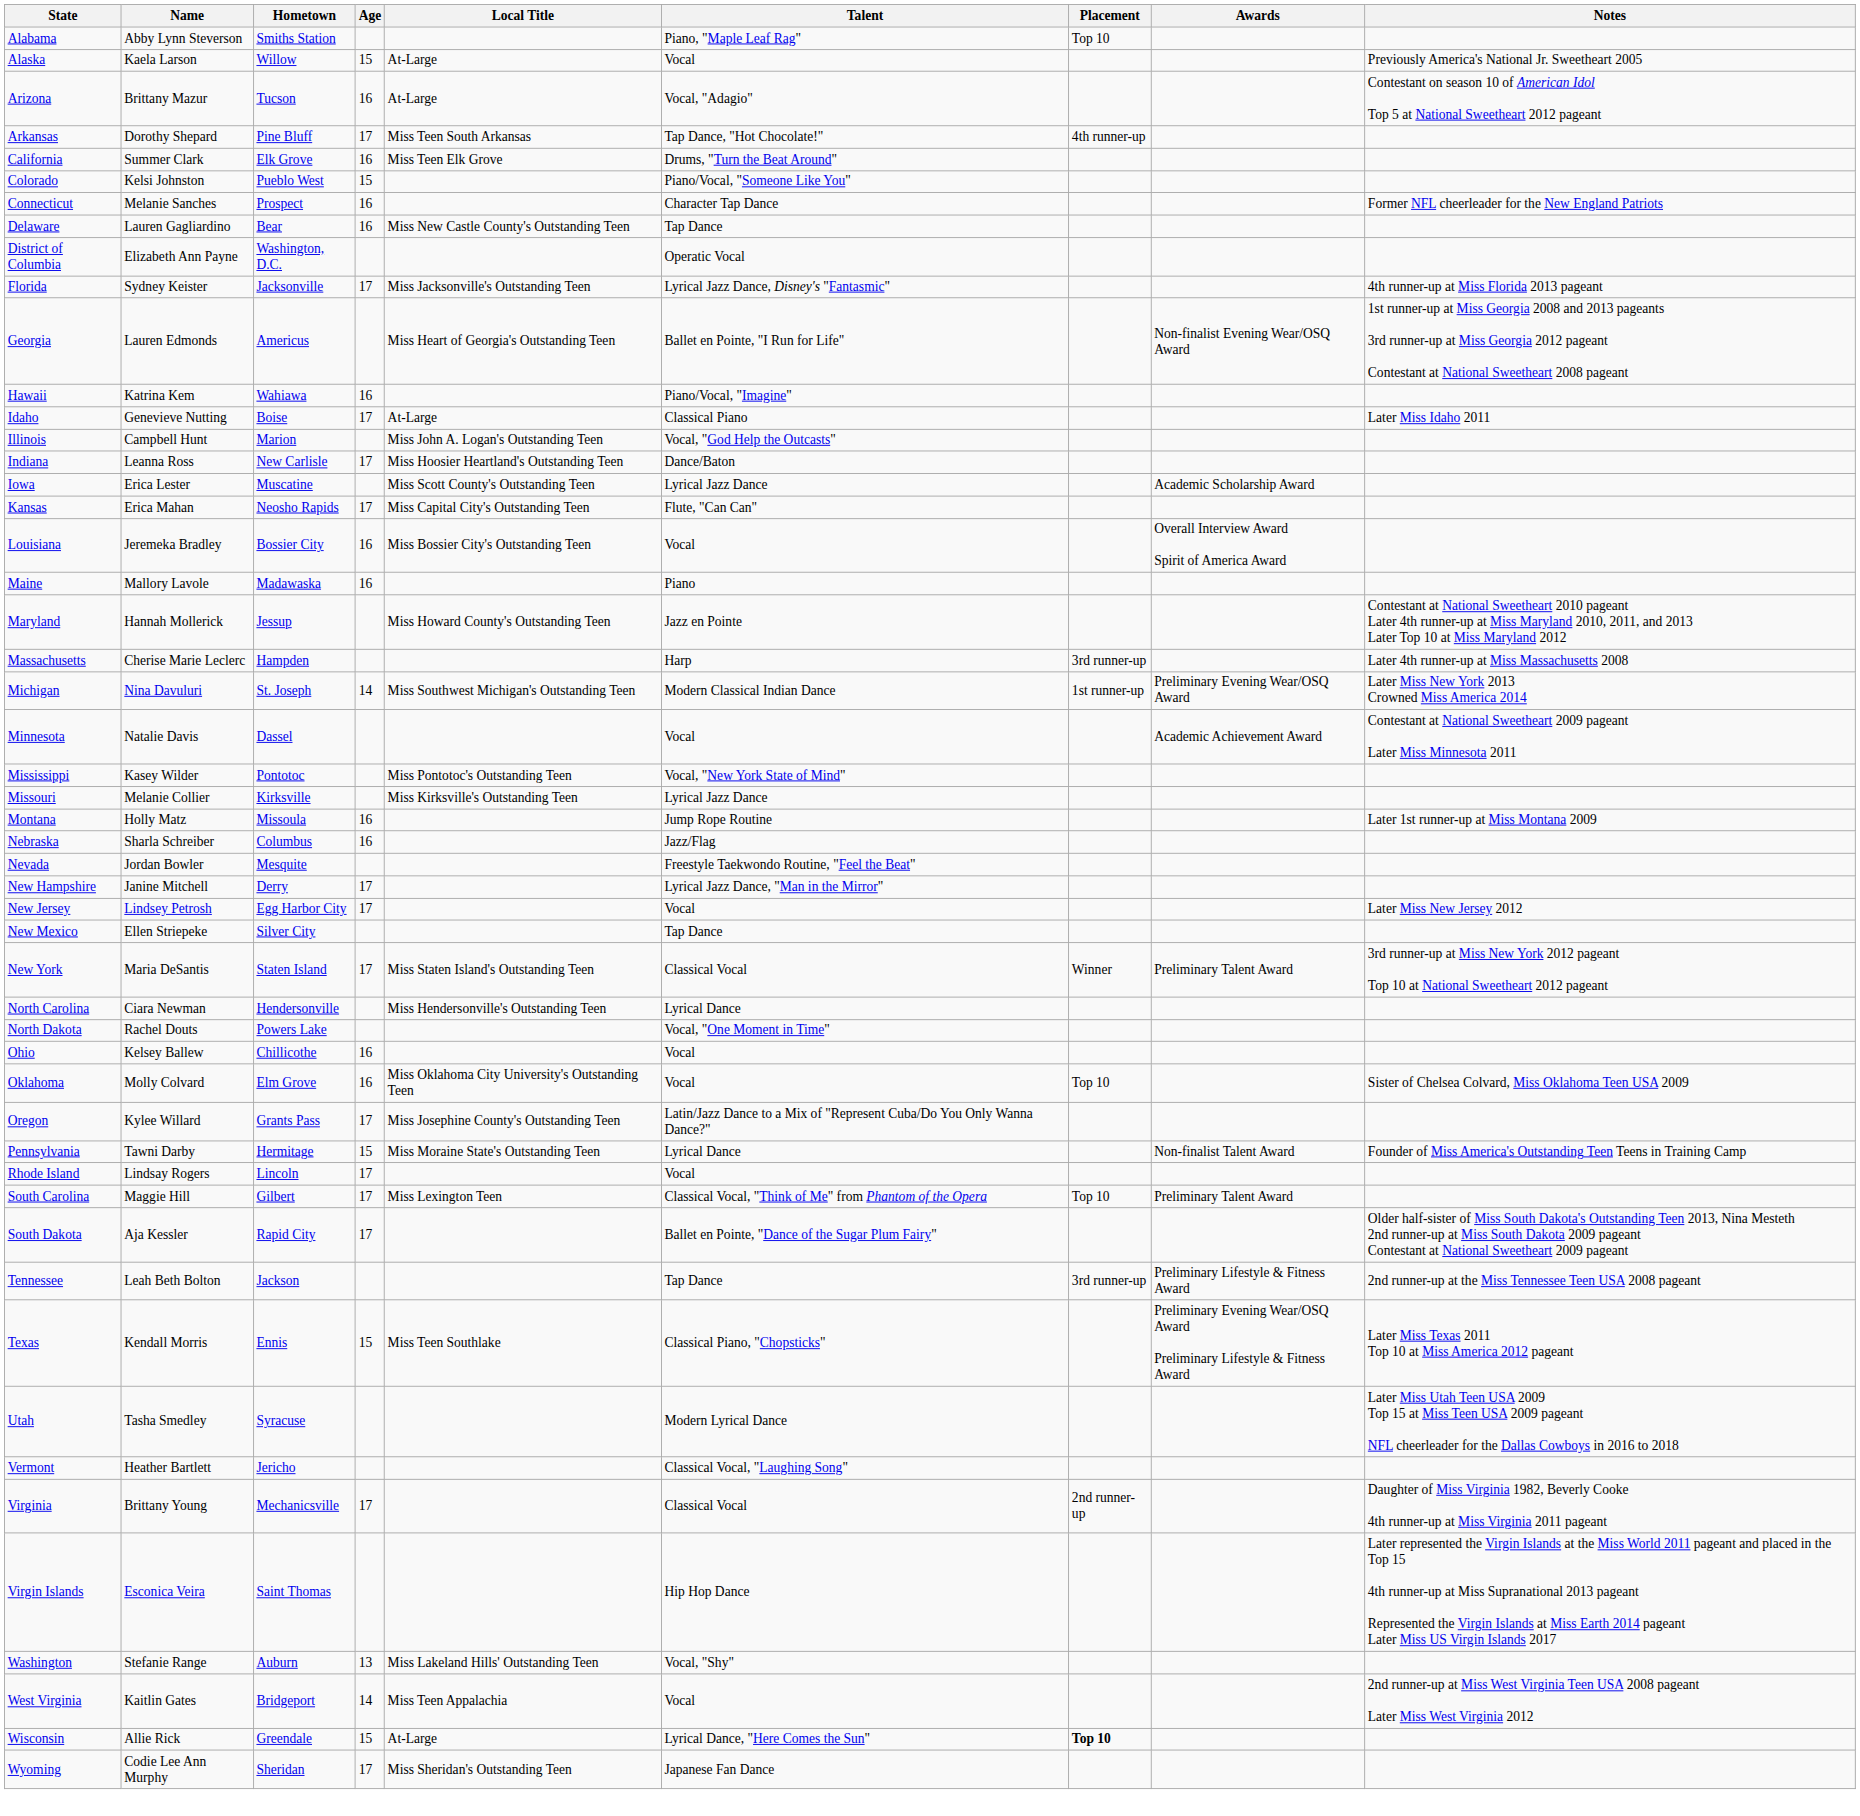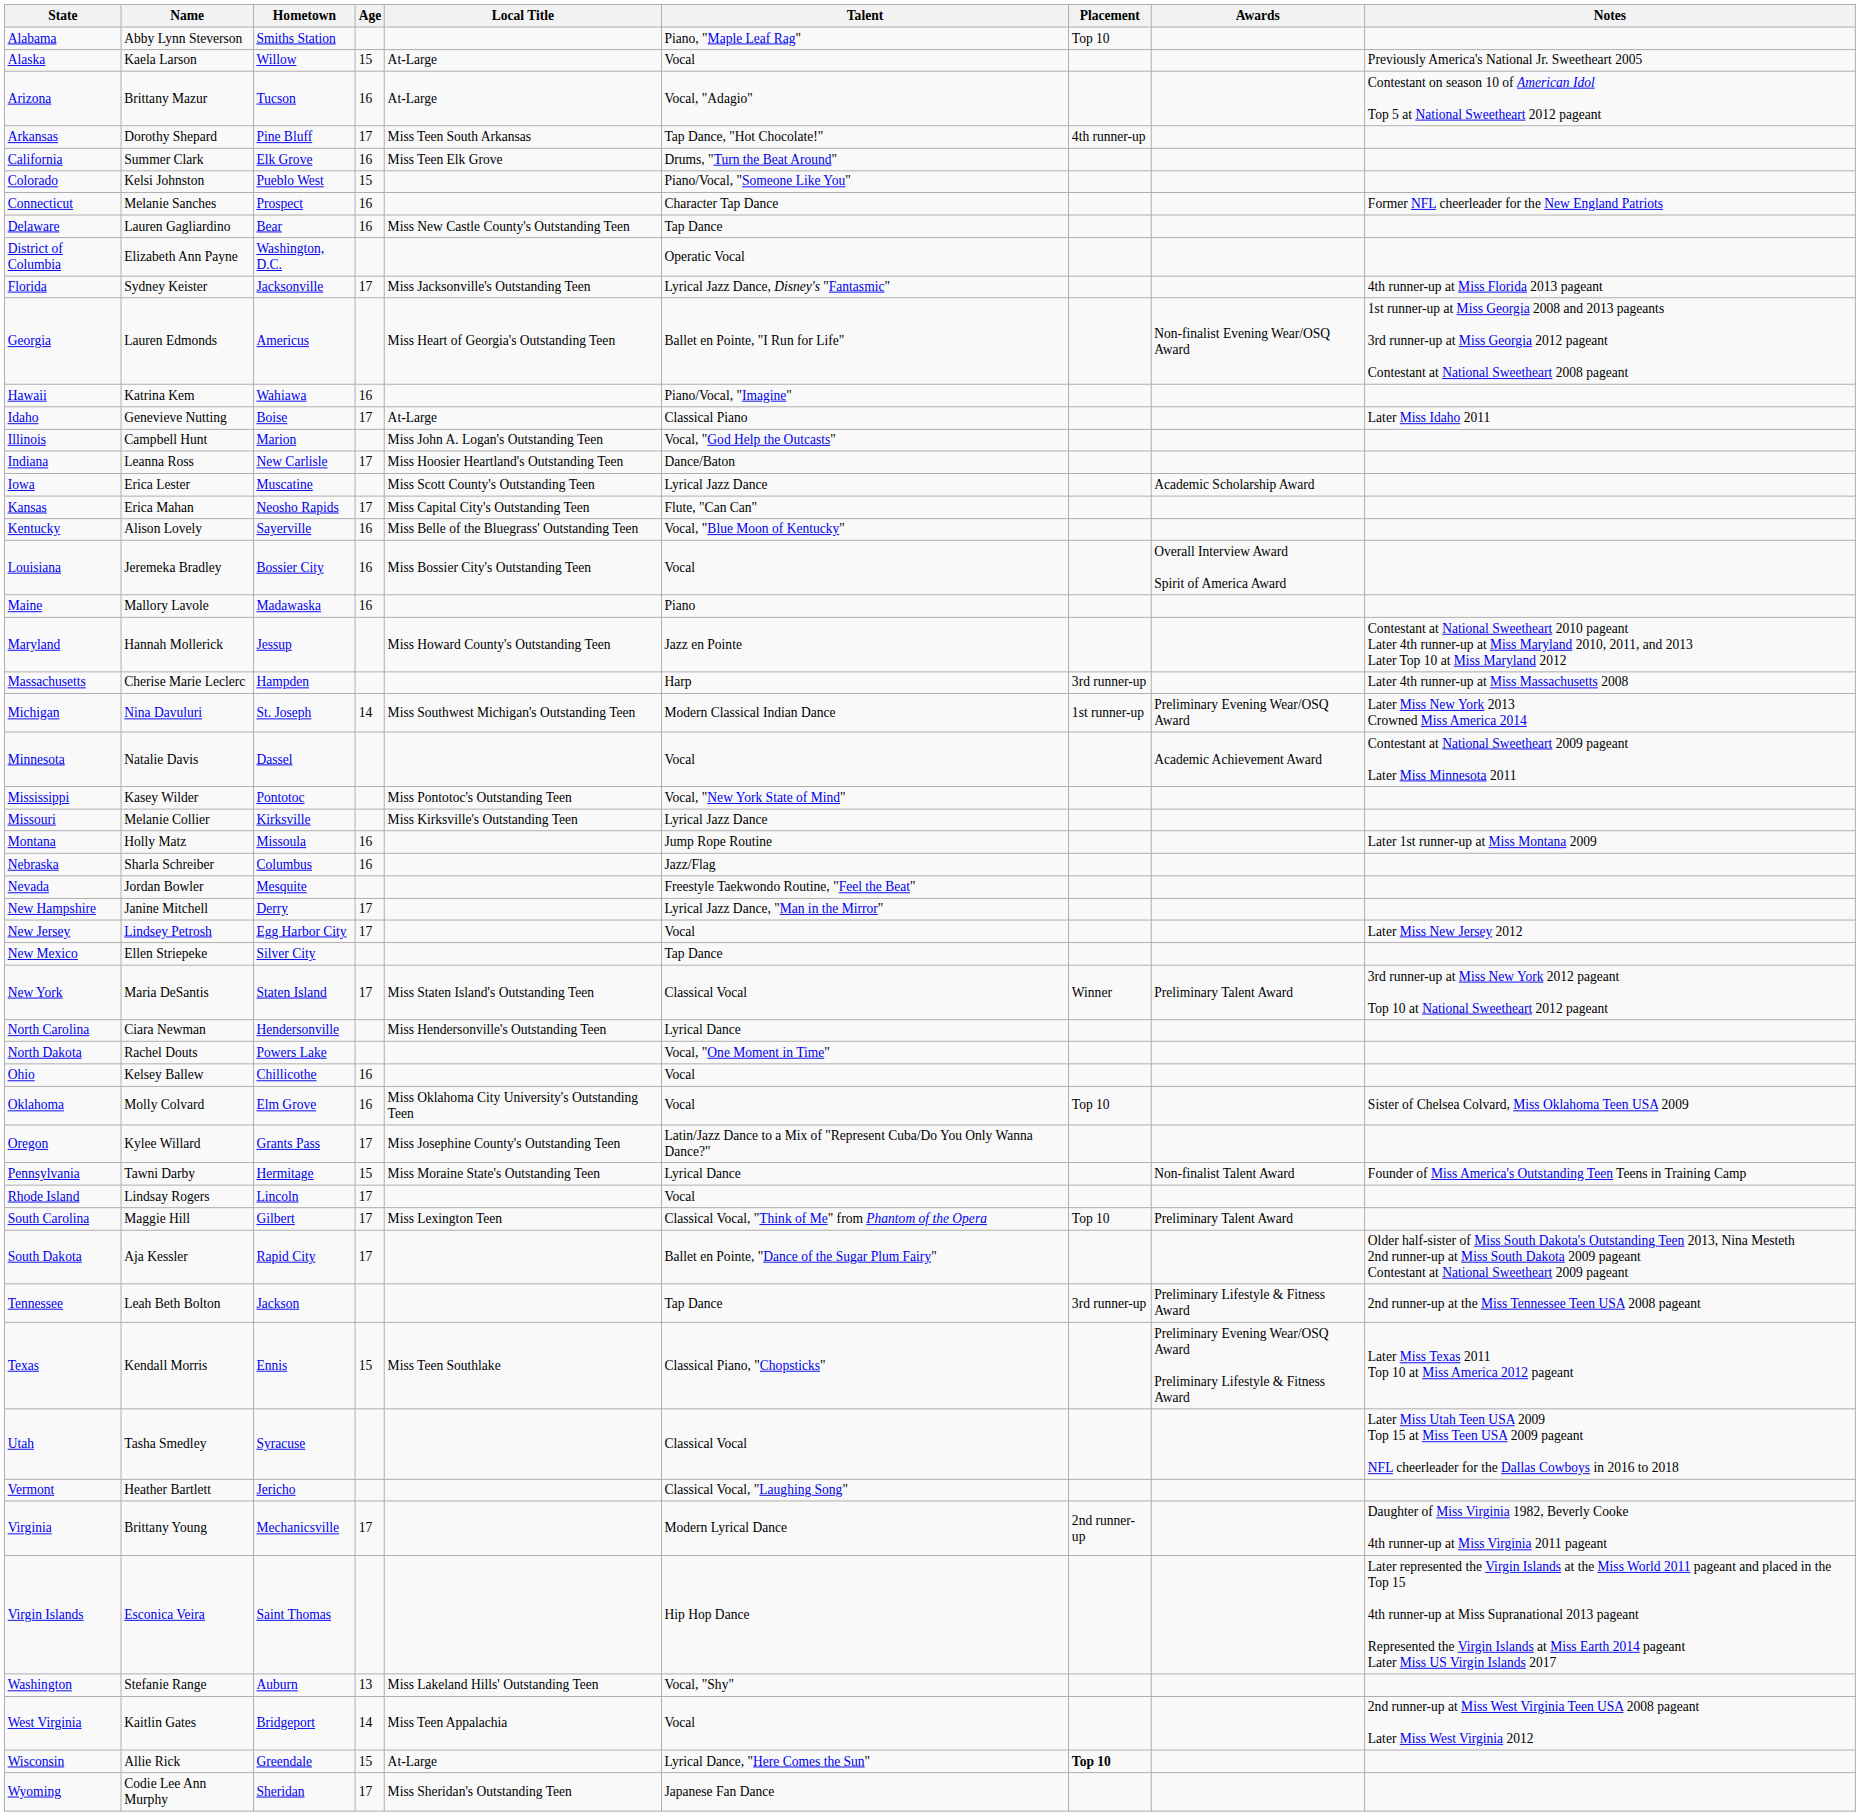+ row: (34, 529)
(726, 1421) Modern Lyrical Dance -> (706, 1444) Classical Vocal
(706, 1506) Classical Vocal -> (726, 1528) Modern Lyrical Dance
